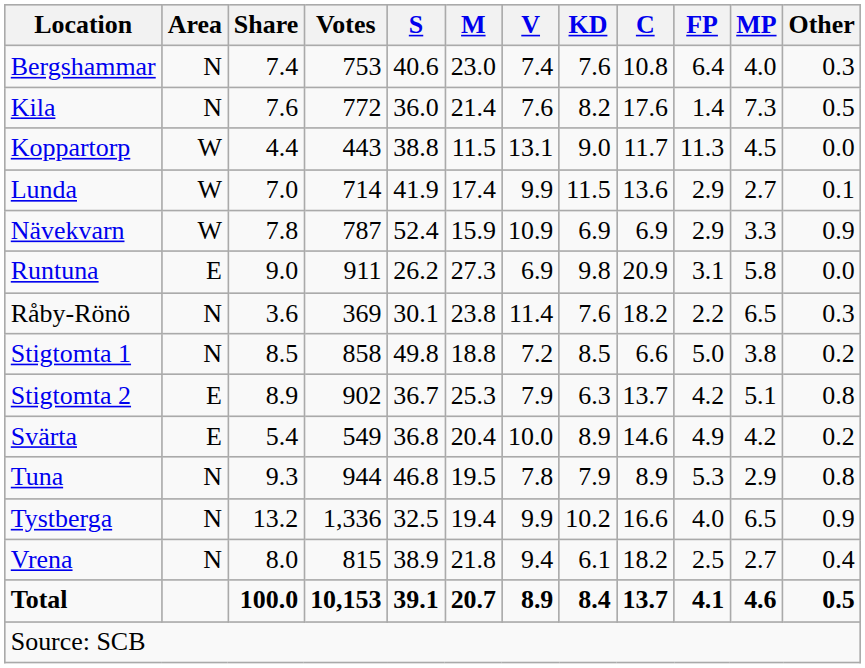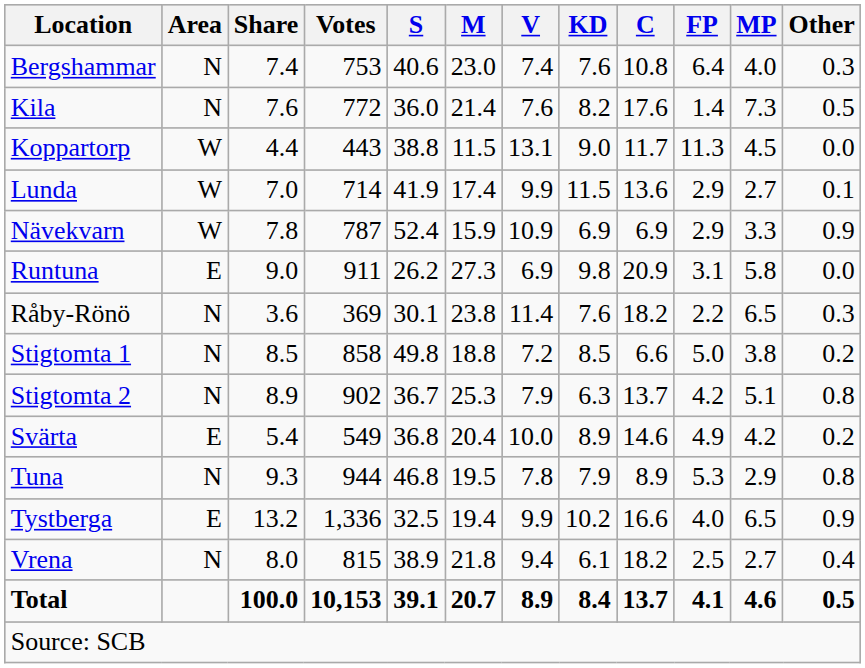(214, 395) E -> (213, 395) N
(213, 518) N -> (214, 518) E
